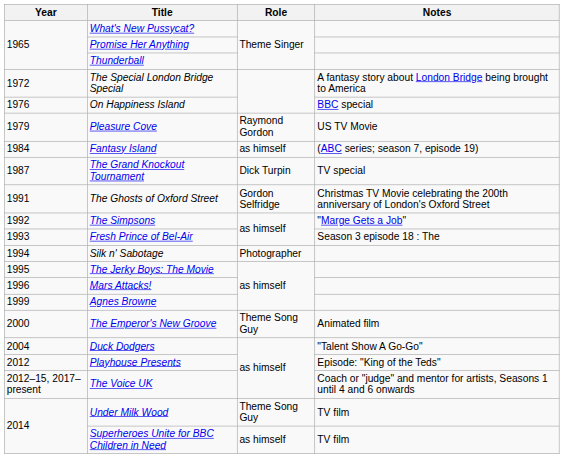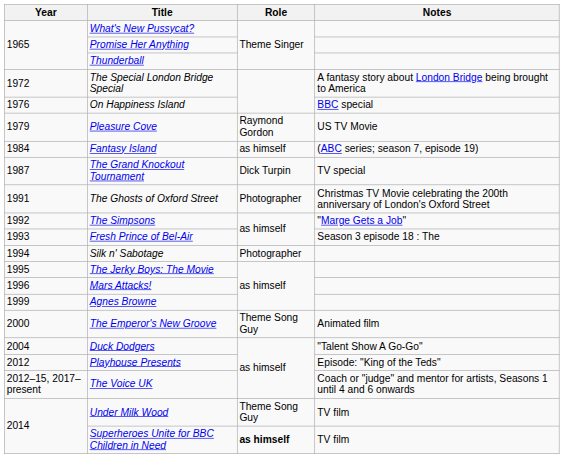(260, 199) Gordon Selfridge -> (270, 199) Photographer
(262, 440) normal -> (264, 440) bold
